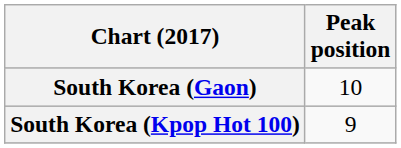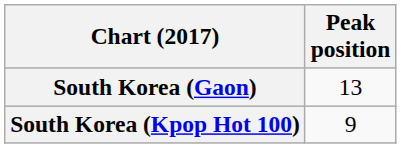(351, 86) 10 -> (351, 86) 13
